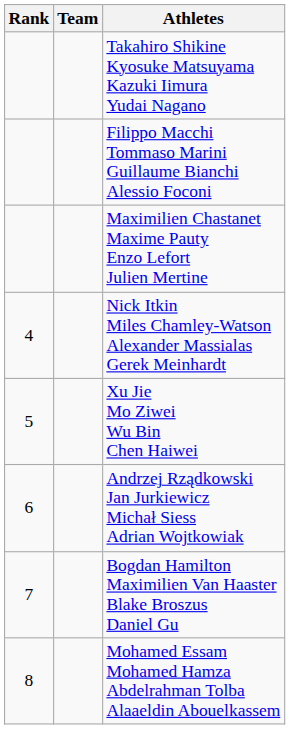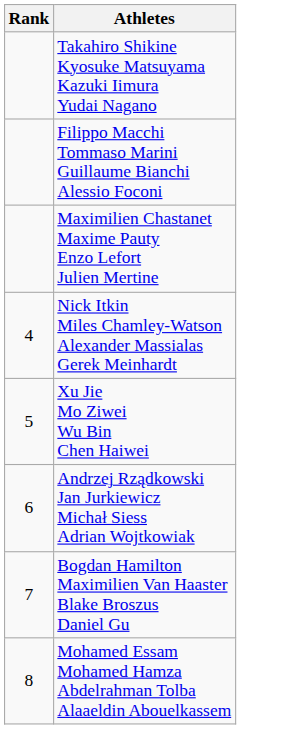- column: (78, 18)
